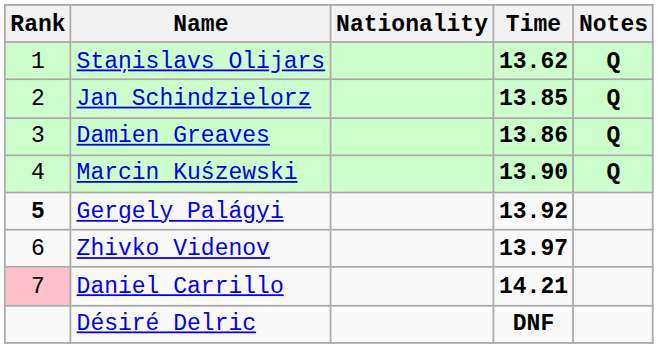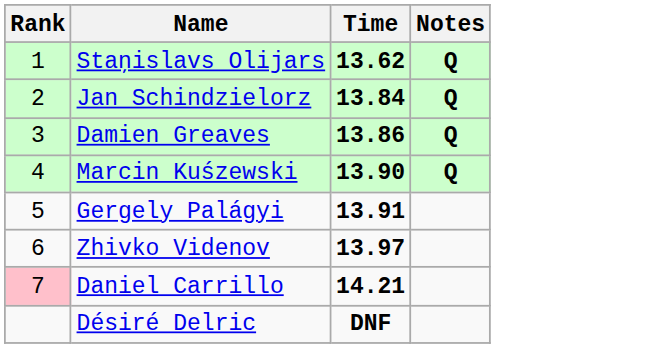- column: (412, 24)
(533, 99) 13.85 -> (371, 99) 13.84
(38, 211) bold -> (38, 211) normal
(533, 211) 13.92 -> (371, 211) 13.91
